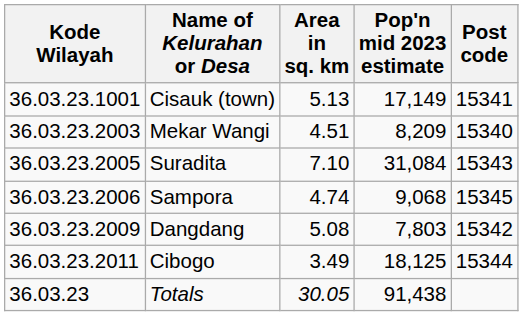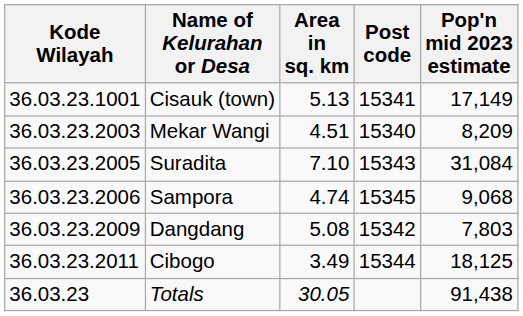columns swapped: (403, 43) <-> (484, 43)
